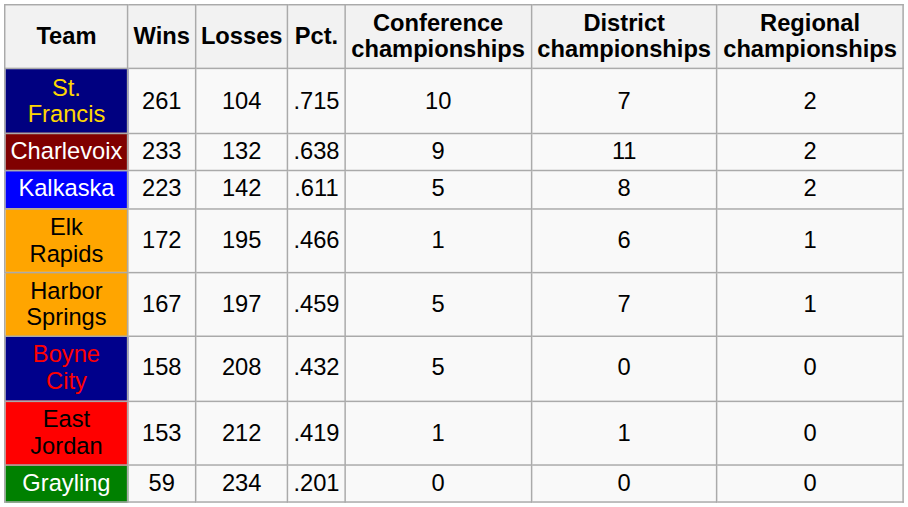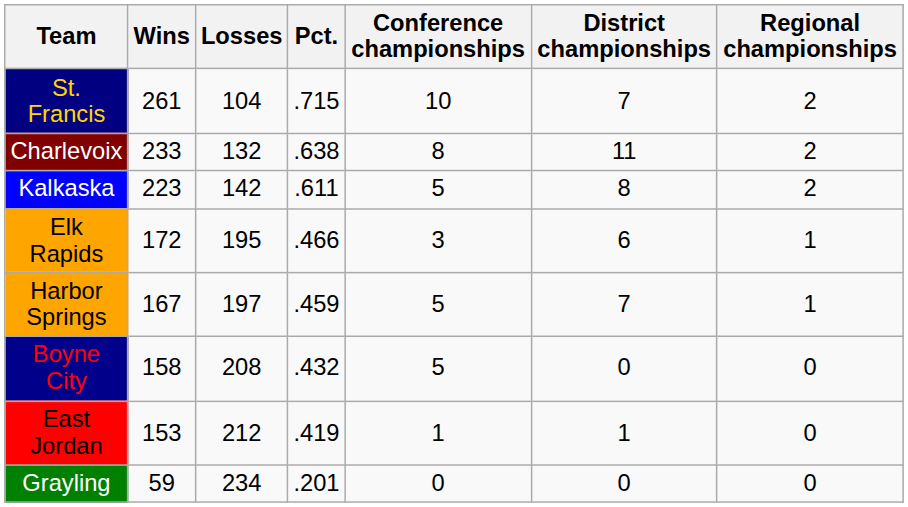(438, 151) 9 -> (438, 151) 8
(438, 240) 1 -> (438, 240) 3
